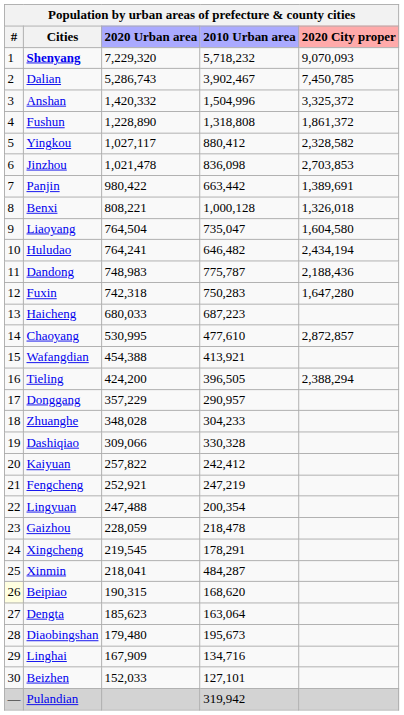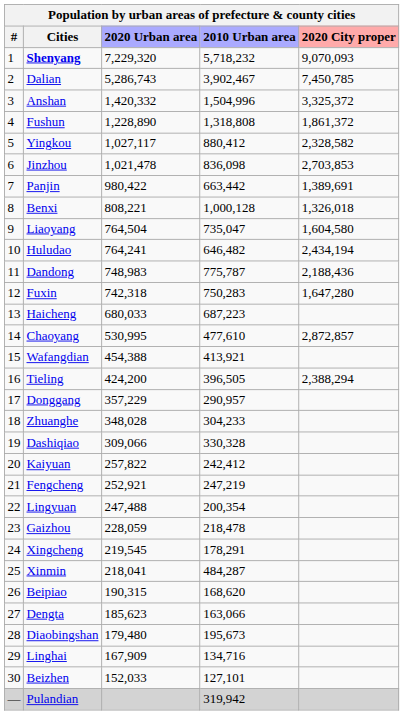(14, 592) lightyellow background -> (14, 592) no background
(224, 614) 163,064 -> (224, 614) 163,066
